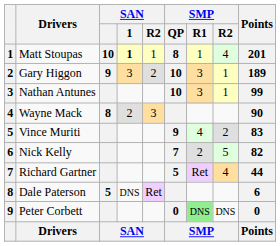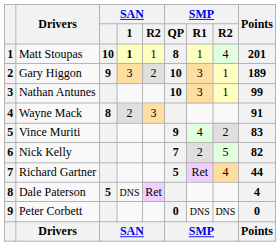(257, 112) 90 -> (257, 112) 91
(257, 191) 6 -> (257, 191) 4
(200, 211) lightgreen background -> (200, 211) no background
